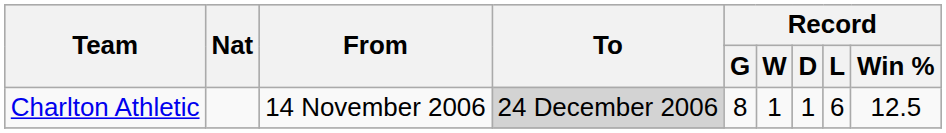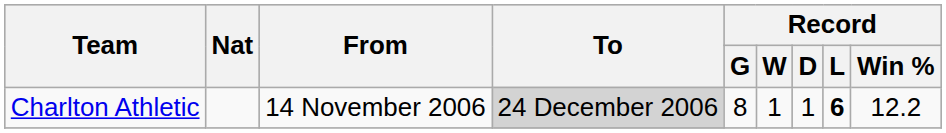(837, 107) normal -> (837, 107) bold
(896, 107) 12.5 -> (896, 107) 12.2
